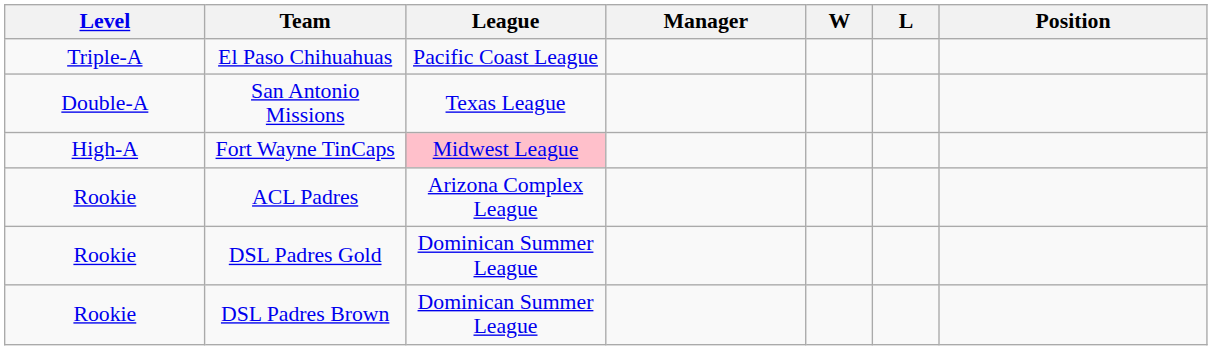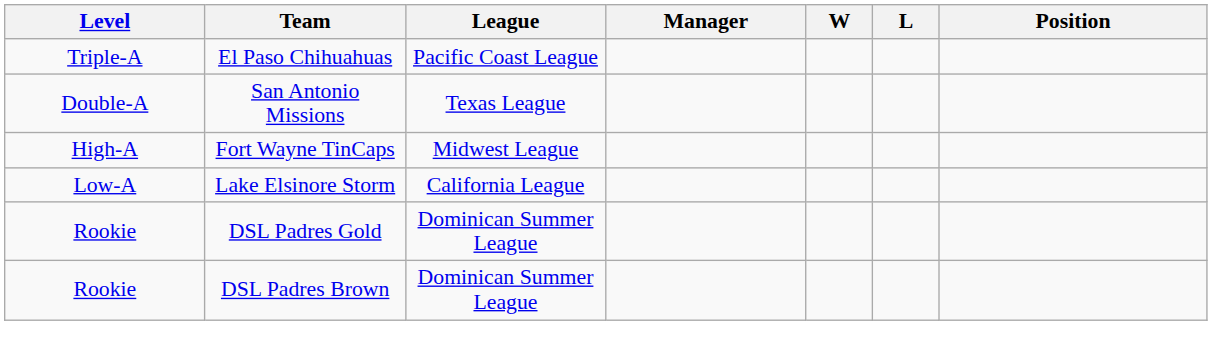(505, 149) pink background -> (505, 149) no background
+ row: (305, 184)
- row: (305, 196)
